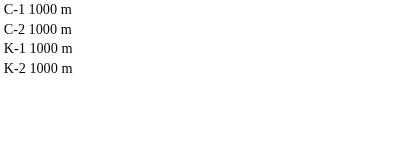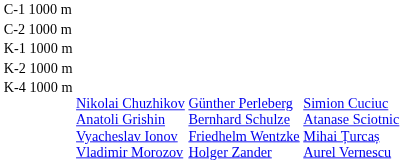+ row: (38, 88)
